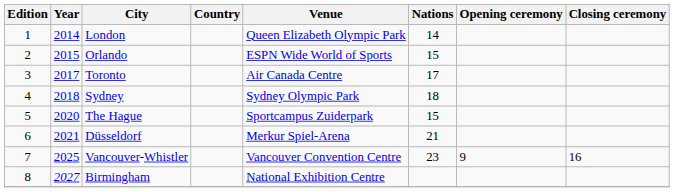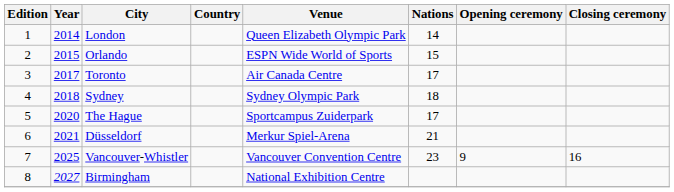(433, 116) 15 -> (433, 116) 17
